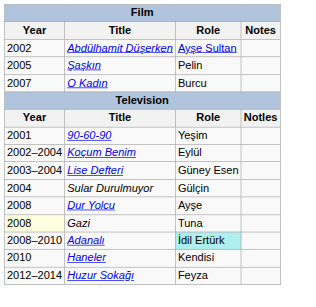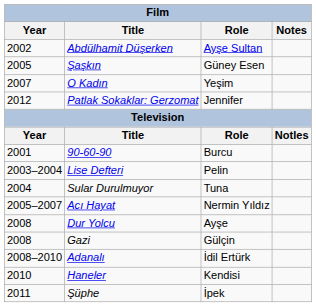(190, 65) Pelin -> (234, 65) Güney Esen
(192, 83) Burcu -> (218, 83) Yeşim
+ row: (133, 100)
(193, 135) Yeşim -> (218, 153) Burcu
- row: (102, 153)
(208, 170) Güney Esen -> (216, 170) Pelin
(194, 188) Gülçin -> (216, 188) Tuna
+ row: (91, 205)
(19, 223) lightyellow background -> (19, 240) no background
(190, 223) Tuna -> (219, 240) Gülçin
(201, 240) paleturquoise background -> (227, 258) no background
+ row: (83, 293)
- row: (101, 275)
